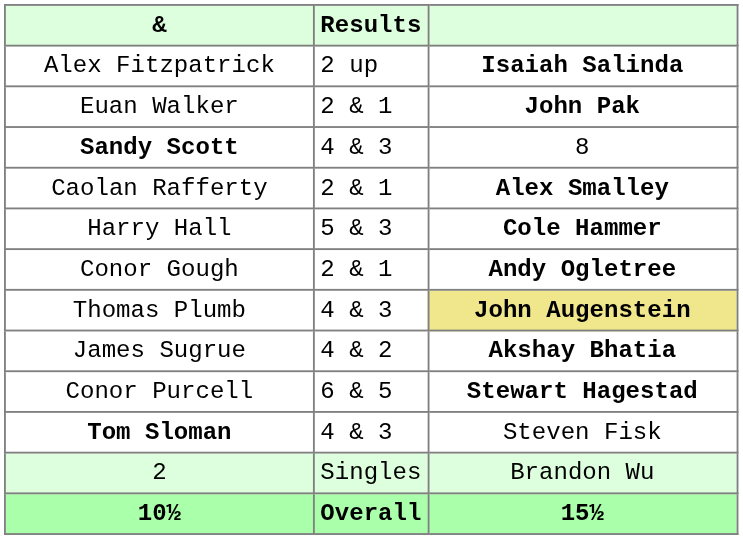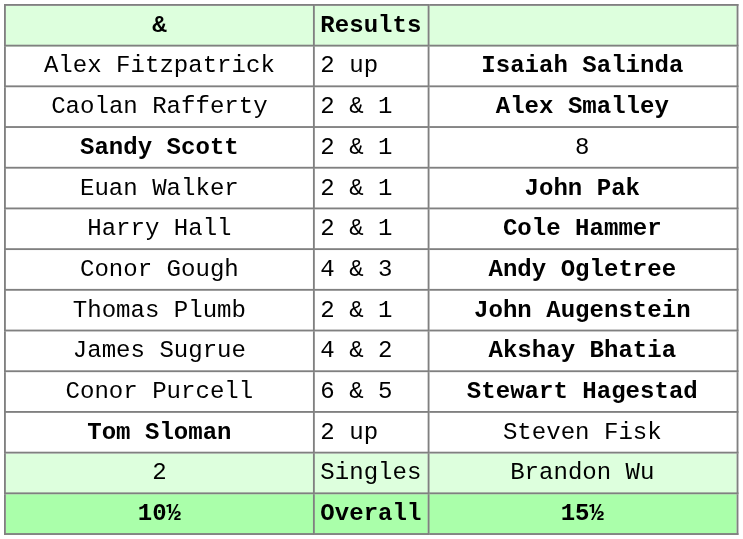rows swapped: (159, 107) <-> (159, 188)
(356, 147) 4 & 3 -> (356, 147) 2 & 1
(356, 229) 5 & 3 -> (356, 229) 2 & 1
(356, 269) 2 & 1 -> (356, 269) 4 & 3
(356, 310) 4 & 3 -> (356, 310) 2 & 1
(582, 310) khaki background -> (582, 310) no background
(356, 432) 4 & 3 -> (349, 432) 2 up
